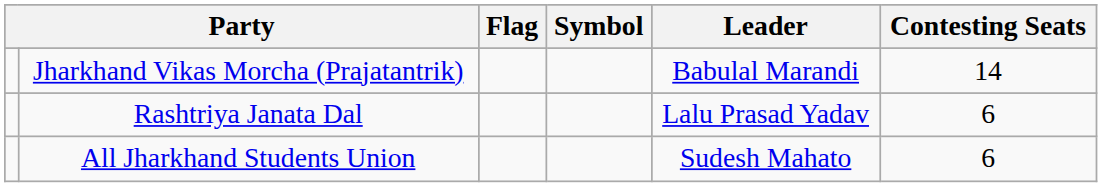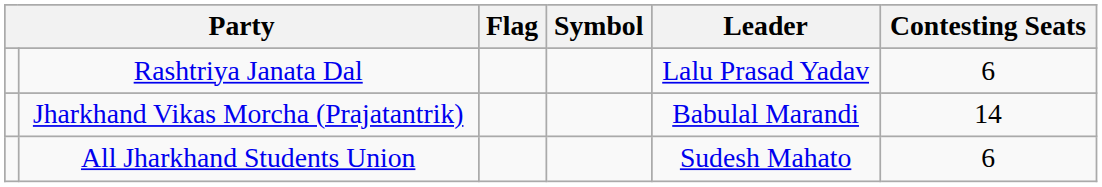rows swapped: (248, 70) <-> (248, 114)
